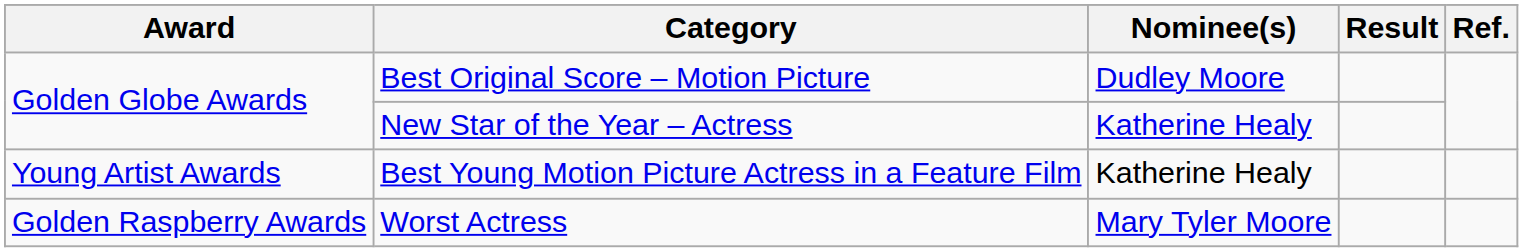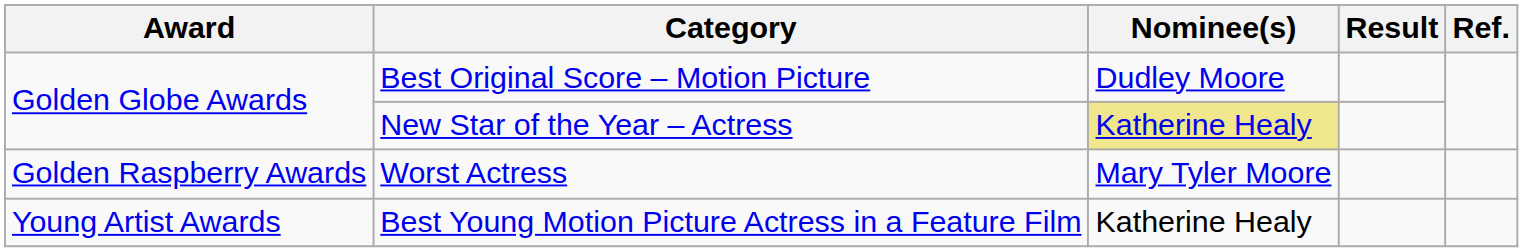(1204, 125) no background -> (1204, 125) khaki background
rows swapped: (474, 221) <-> (731, 173)
